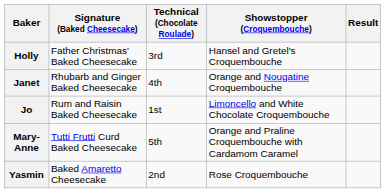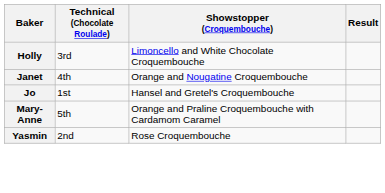- column: (97, 23)
(252, 55) Hansel and Gretel's Croquembouche -> (202, 55) Limoncello and White Chocolate Croquembouche
(269, 109) Limoncello and White Chocolate Croquembouche -> (213, 93) Hansel and Gretel's Croquembouche
